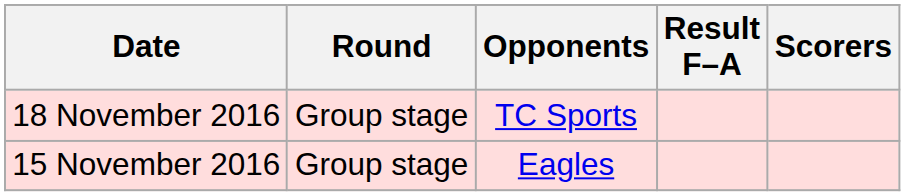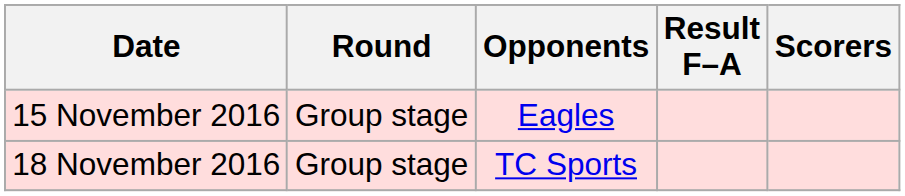rows swapped: (146, 164) <-> (146, 114)
